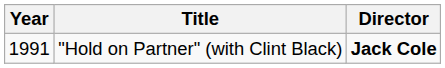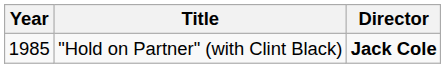(29, 48) 1991 -> (29, 48) 1985
